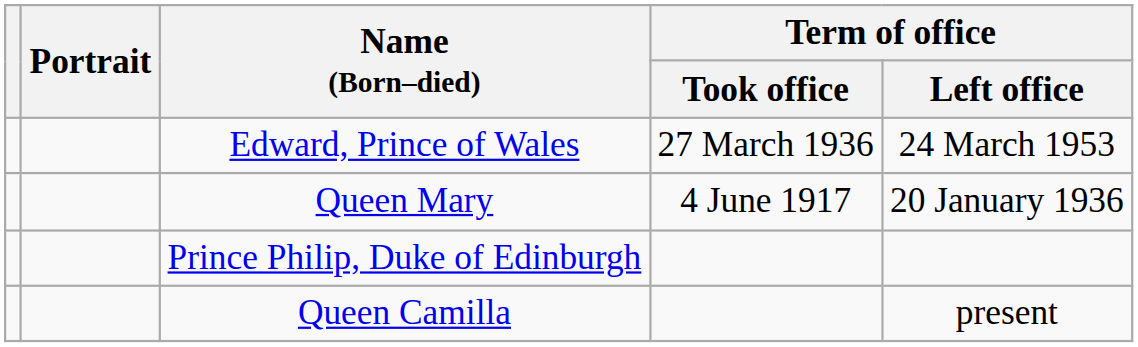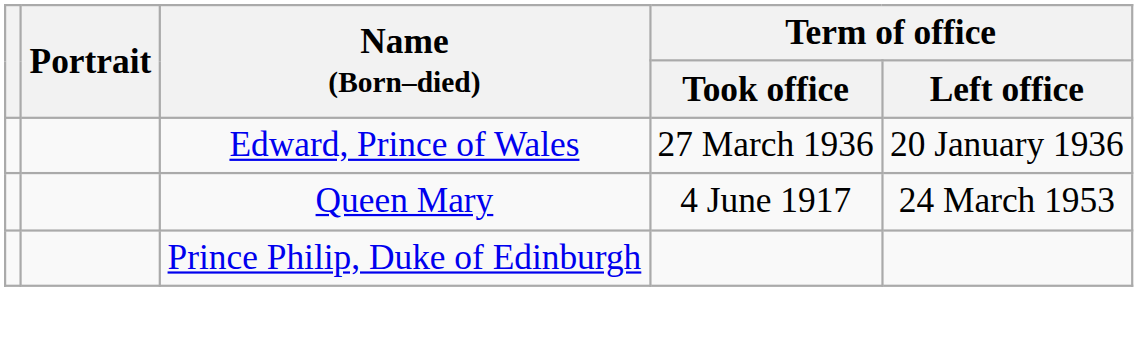(1007, 144) 24 March 1953 -> (1007, 144) 20 January 1936
(1007, 200) 20 January 1936 -> (1007, 200) 24 March 1953
- row: (404, 312)
